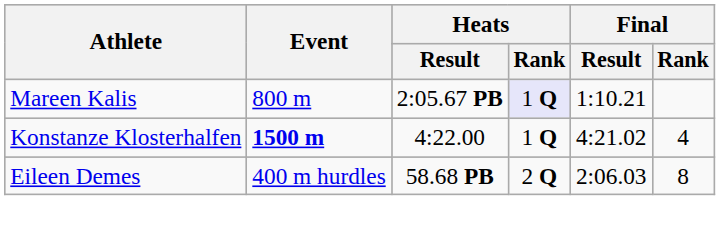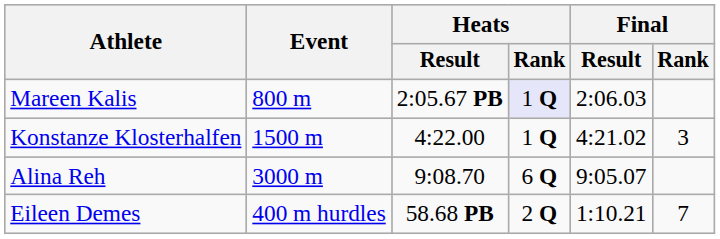(611, 99) 1:10.21 -> (611, 99) 2:06.03
(288, 137) bold -> (288, 137) normal
(683, 137) 4 -> (683, 137) 3
+ row: (58, 175)
(611, 175) 2:06.03 -> (611, 214) 1:10.21
(683, 175) 8 -> (683, 214) 7
